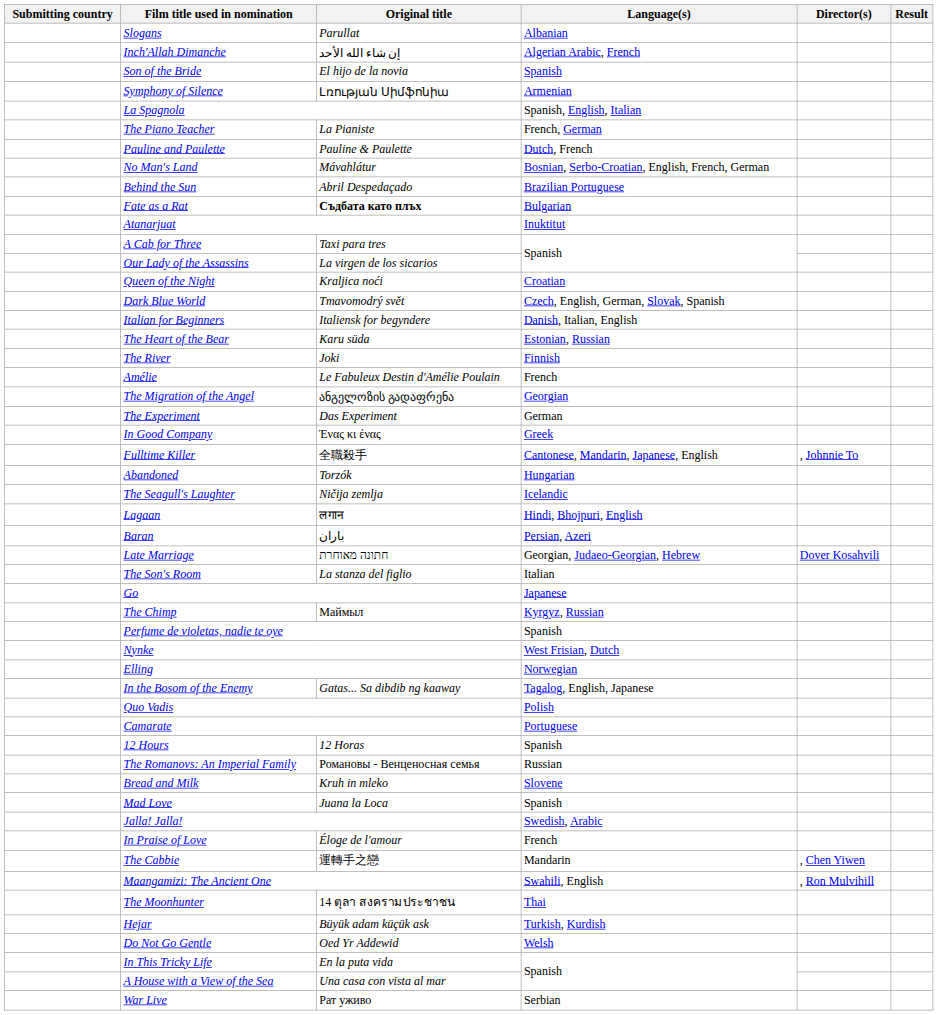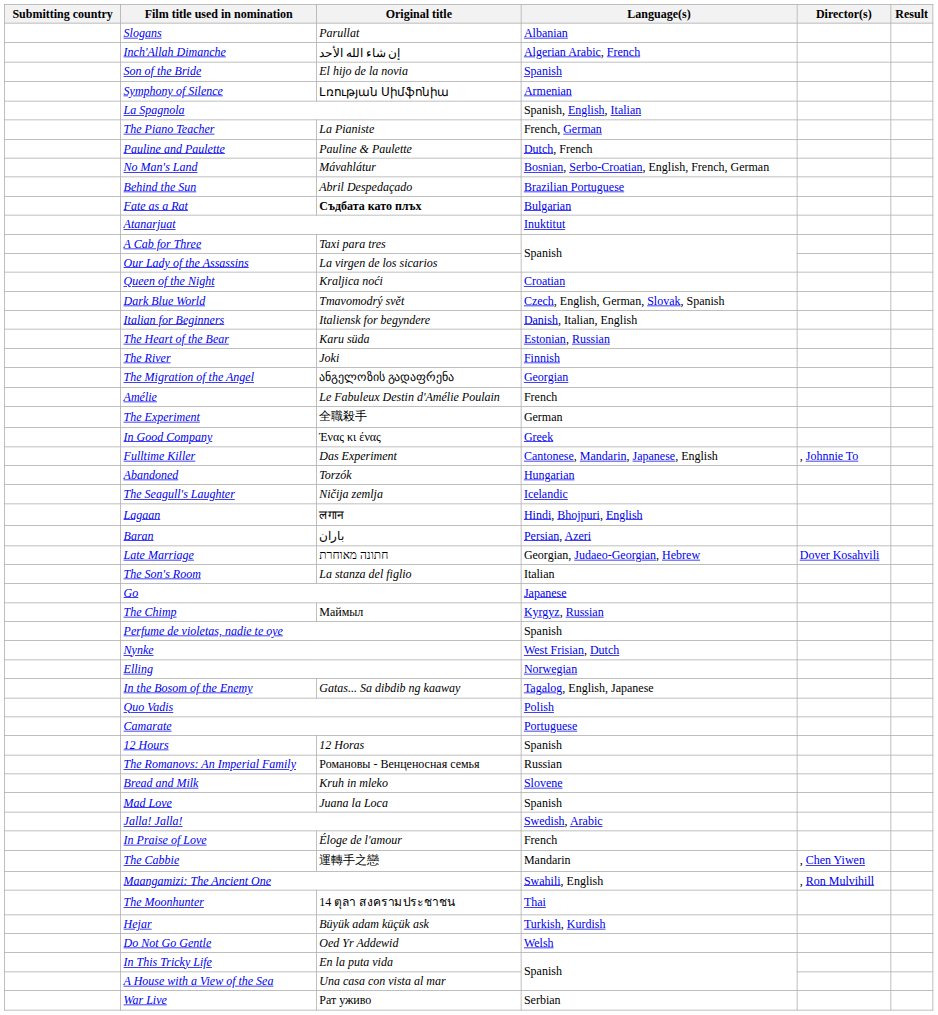rows swapped: (140, 377) <-> (189, 396)
(358, 415) Das Experiment -> (343, 416) 全職殺手
(343, 454) 全職殺手 -> (358, 456) Das Experiment
